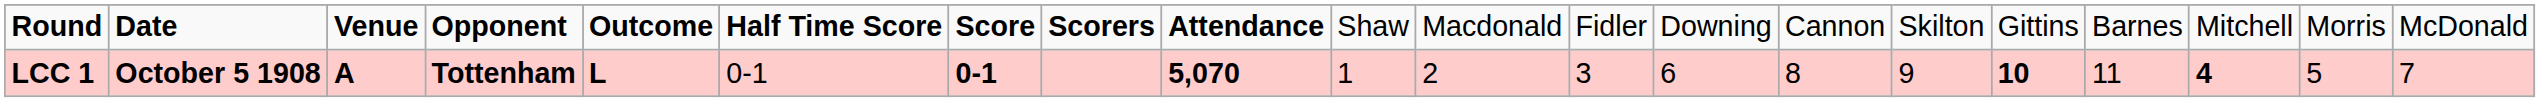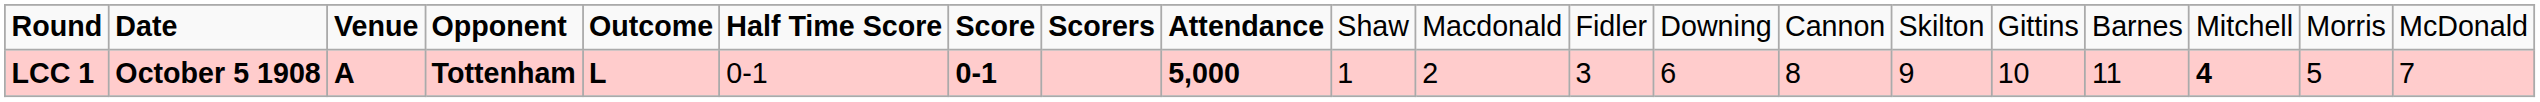(1204, 72) 5,070 -> (1204, 72) 5,000
(2014, 72) bold -> (2014, 72) normal
